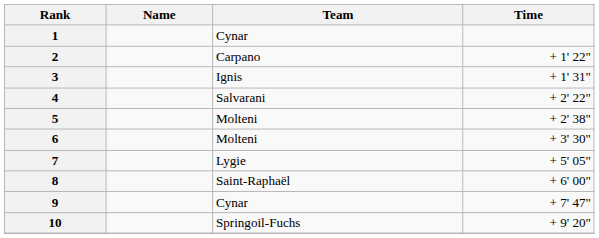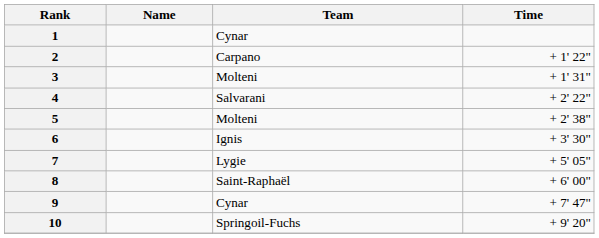(229, 77) Ignis -> (237, 77) Molteni
(237, 139) Molteni -> (229, 139) Ignis
